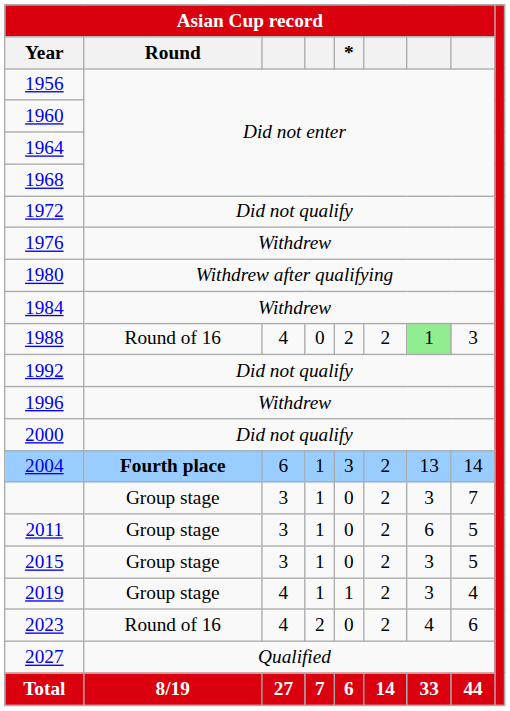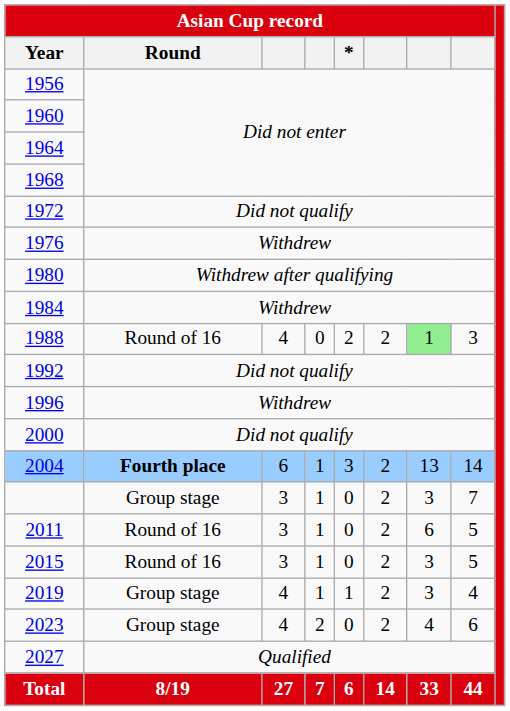(173, 530) Group stage -> (173, 530) Round of 16
(173, 561) Group stage -> (173, 561) Round of 16
(173, 625) Round of 16 -> (173, 625) Group stage
